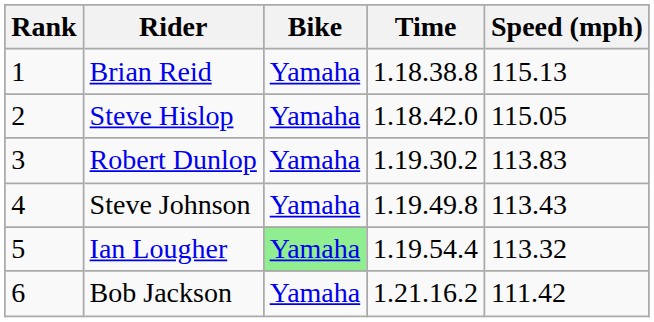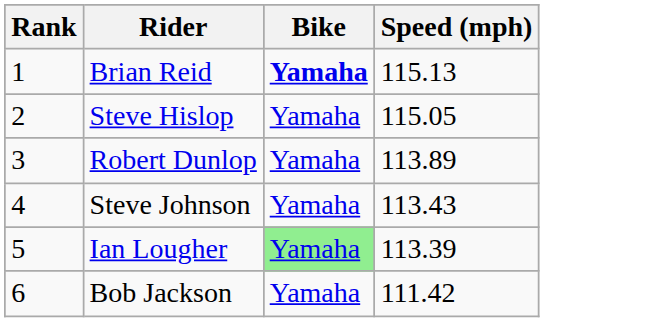- column: (426, 26)
(315, 71) normal -> (319, 71) bold
(529, 159) 113.83 -> (419, 159) 113.89
(529, 248) 113.32 -> (419, 248) 113.39
